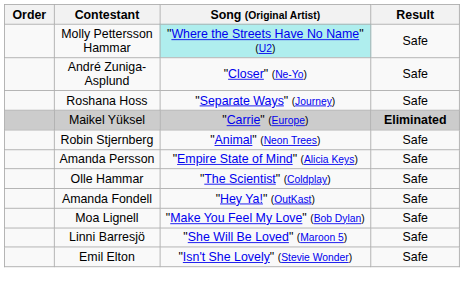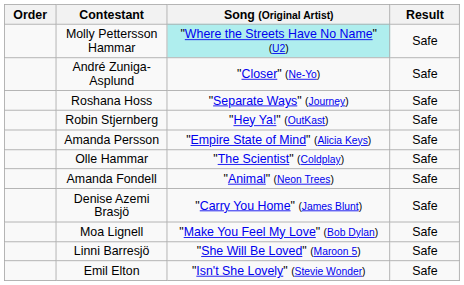- row: (107, 120)
(265, 140) "Animal" (Neon Trees) -> (279, 120) "Hey Ya!" (OutKast)
(265, 199) "Hey Ya!" (OutKast) -> (279, 179) "Animal" (Neon Trees)
+ row: (112, 206)
